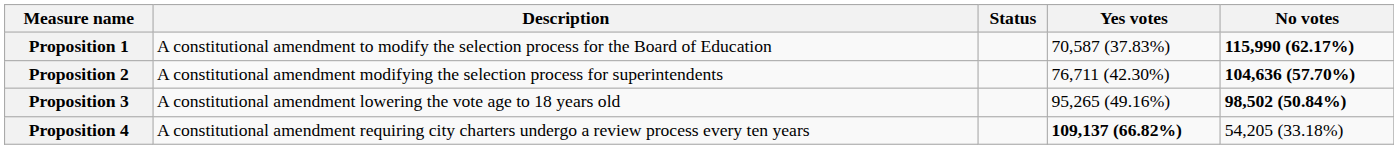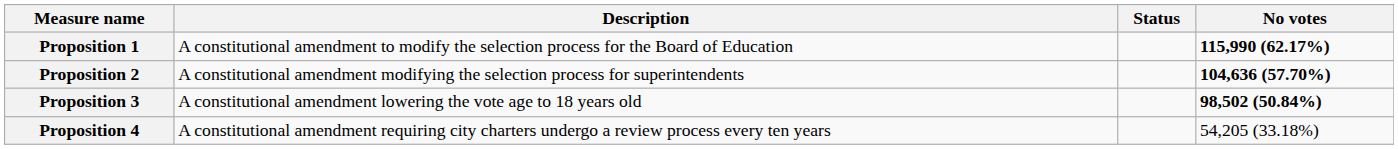- column: (1134, 18)
